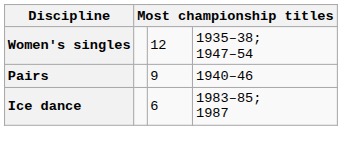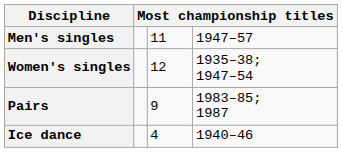+ row: (61, 38)
(225, 76) 1940–46 -> (229, 106) 1983–85; 1987
(154, 106) 6 -> (154, 136) 4
(229, 106) 1983–85; 1987 -> (225, 136) 1940–46
